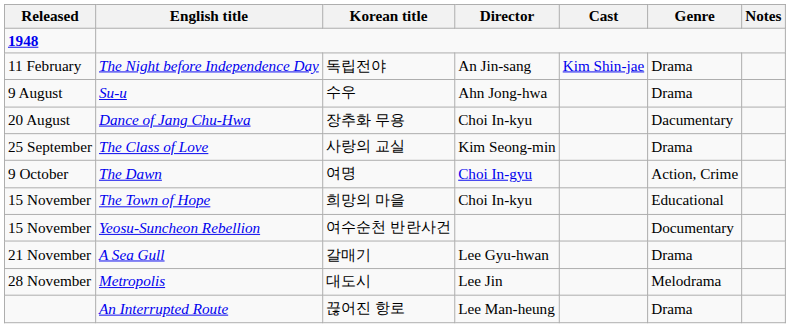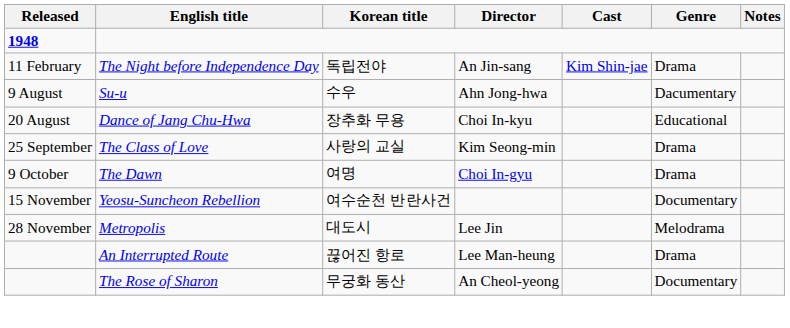(672, 93) Drama -> (695, 93) Dacumentary
(692, 120) Dacumentary -> (691, 120) Educational
(695, 174) Action, Crime -> (675, 174) Drama
- row: (155, 200)
- row: (132, 254)
+ row: (158, 281)
